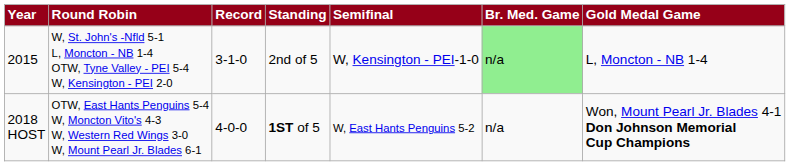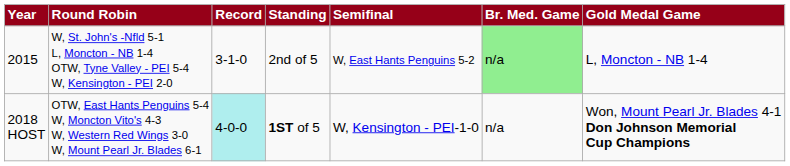(406, 59) W, Kensington - PEI-1-0 -> (404, 60) W, East Hants Penguins 5-2
(231, 127) no background -> (231, 127) paleturquoise background
(404, 128) W, East Hants Penguins 5-2 -> (406, 127) W, Kensington - PEI-1-0
